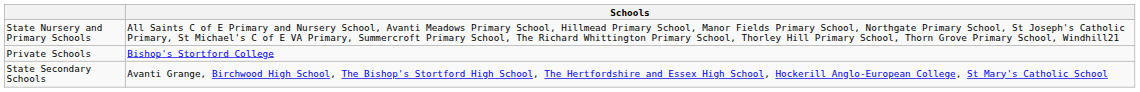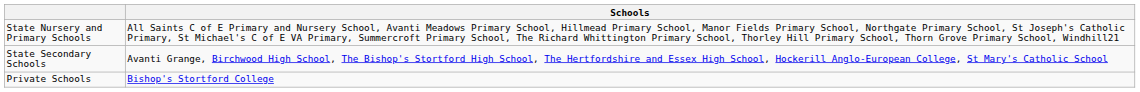rows swapped: (49, 74) <-> (49, 53)
